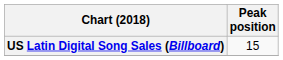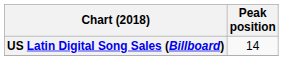(253, 45) 15 -> (253, 45) 14
